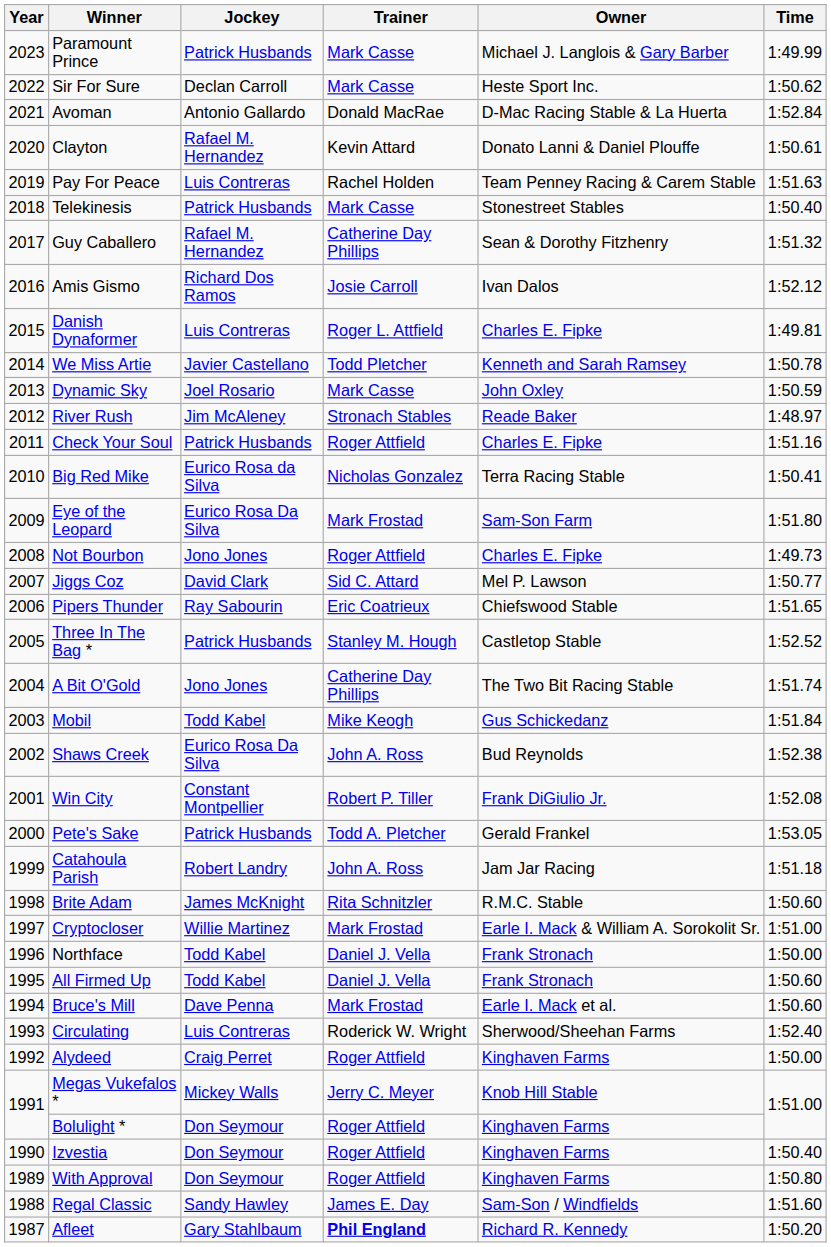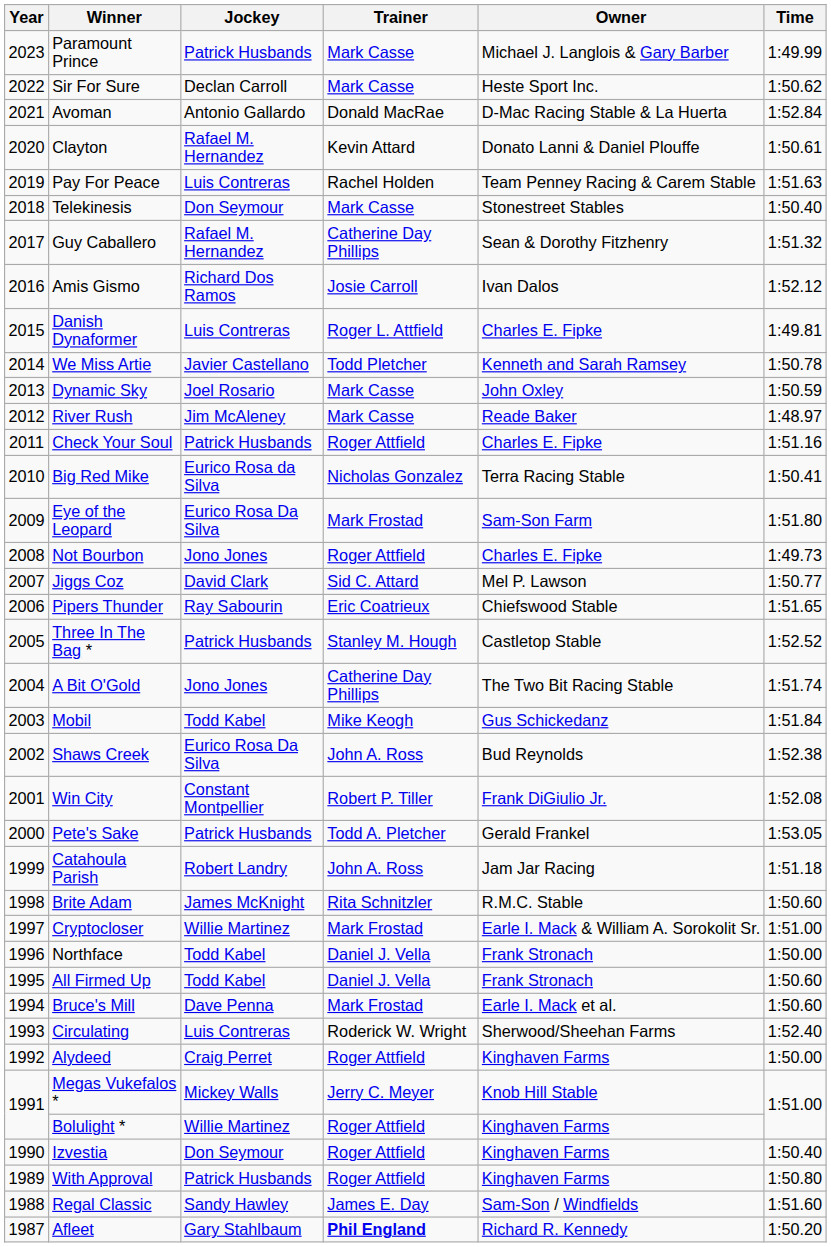(248, 208) Patrick Husbands -> (234, 208) Don Seymour
(389, 417) Stronach Stables -> (371, 417) Mark Casse
(234, 1127) Don Seymour -> (237, 1127) Willie Martinez
(234, 1178) Don Seymour -> (248, 1178) Patrick Husbands
